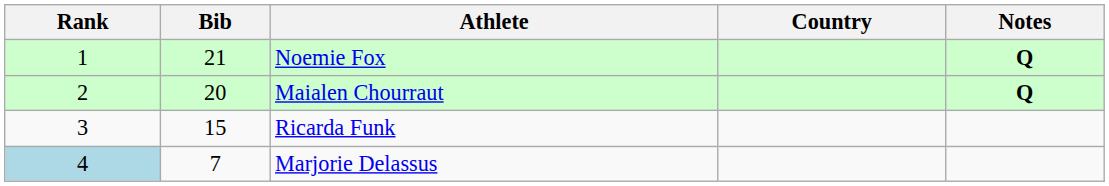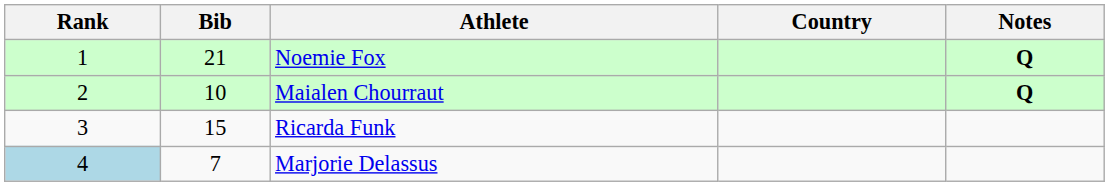(215, 92) 20 -> (215, 92) 10
